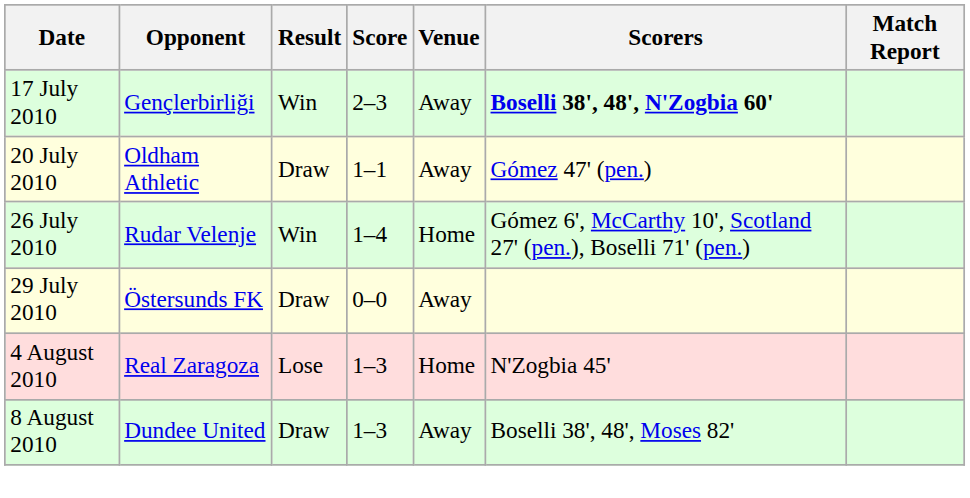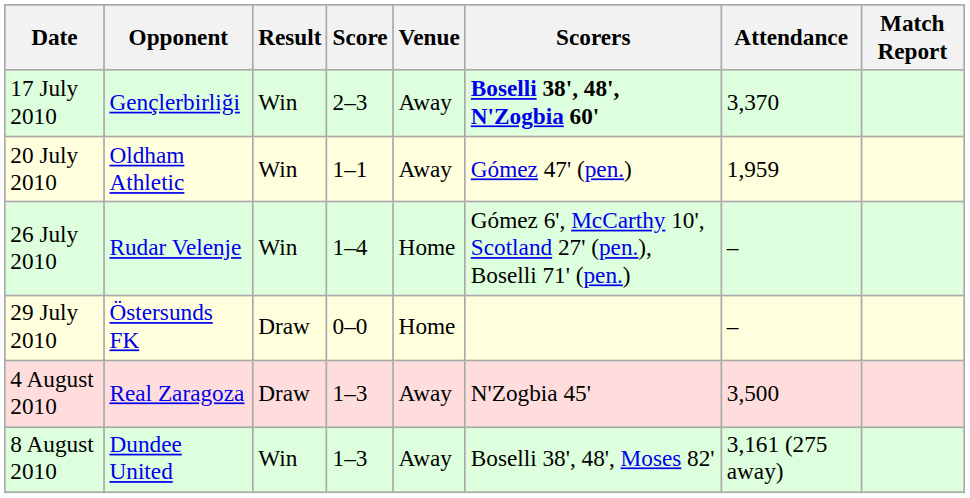+ column: (791, 36)
(304, 168) Draw -> (278, 168) Win
(445, 299) Away -> (427, 327) Home
(301, 365) Lose -> (284, 392) Draw
(447, 365) Home -> (425, 392) Away
(304, 431) Draw -> (278, 458) Win
